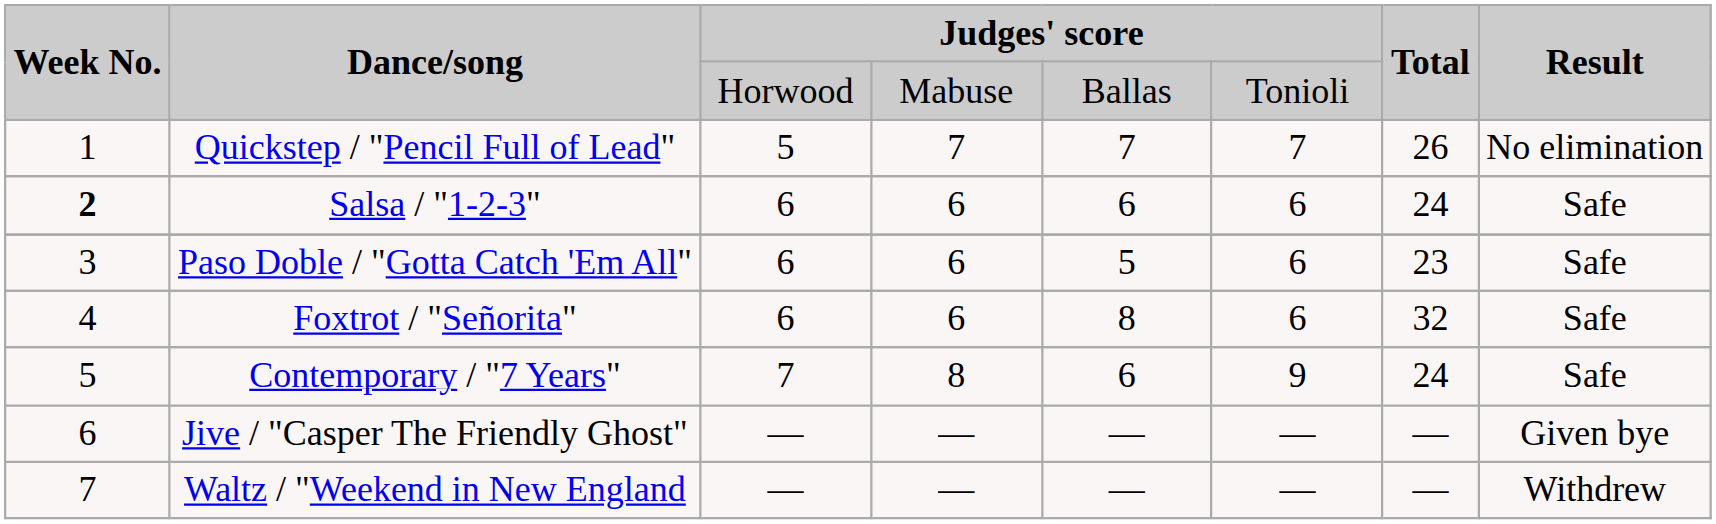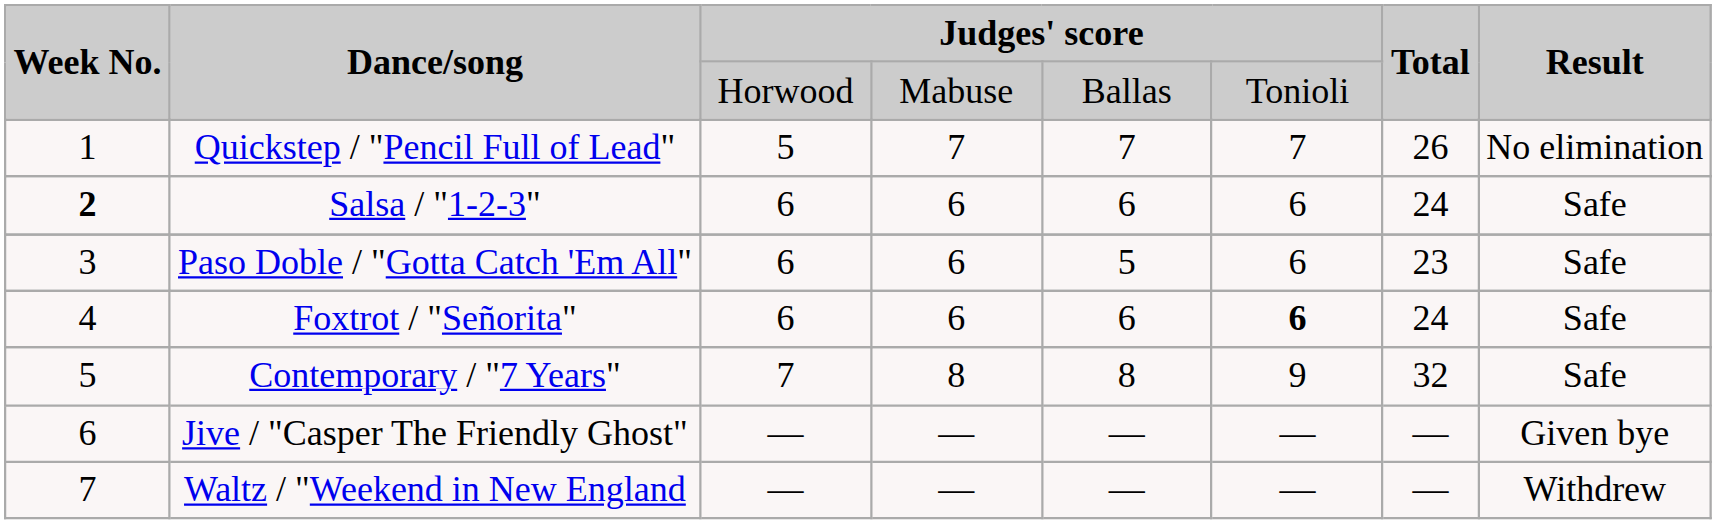(1127, 318) 8 -> (1127, 318) 6
(1297, 318) normal -> (1297, 318) bold
(1430, 318) 32 -> (1430, 318) 24
(1127, 375) 6 -> (1127, 375) 8
(1430, 375) 24 -> (1430, 375) 32
